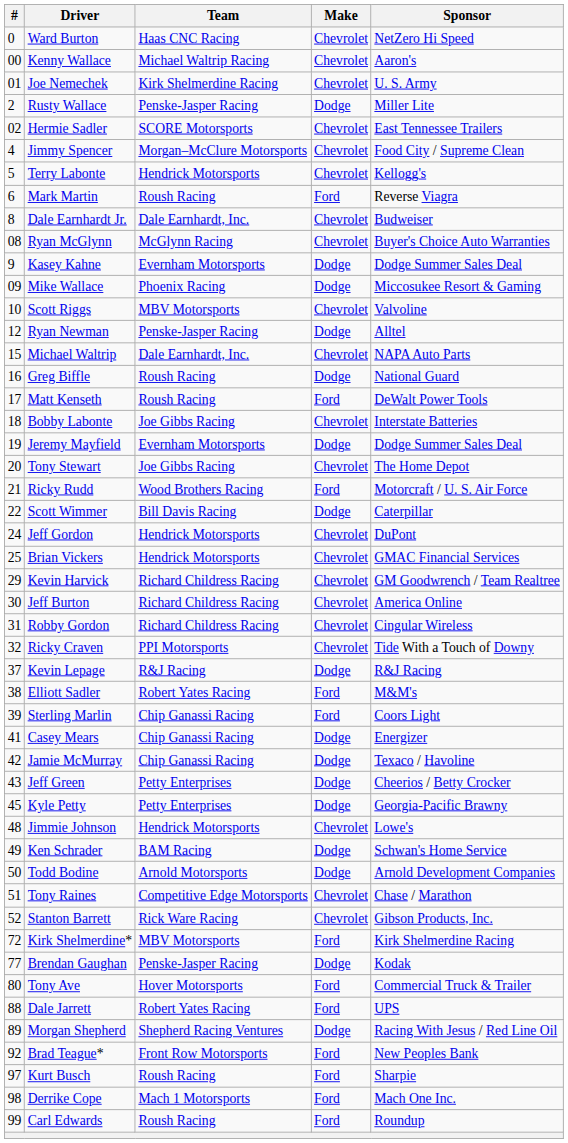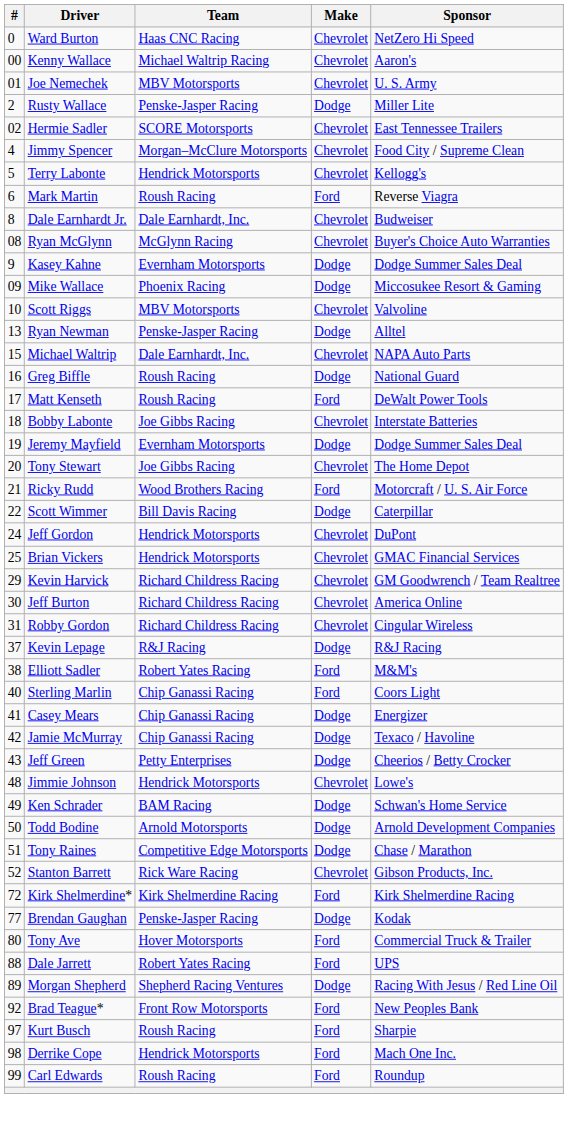(208, 83) Kirk Shelmerdine Racing -> (189, 83) MBV Motorsports
(14, 331) 12 -> (14, 331) 13
- row: (65, 647)
(14, 715) 39 -> (14, 692) 40
- row: (57, 805)
(341, 895) Chevrolet -> (332, 850) Dodge
(189, 940) MBV Motorsports -> (208, 895) Kirk Shelmerdine Racing
(194, 1098) Mach 1 Motorsports -> (199, 1053) Hendrick Motorsports
